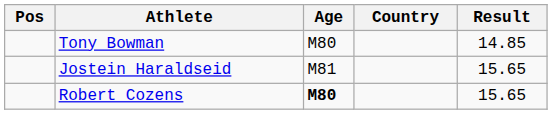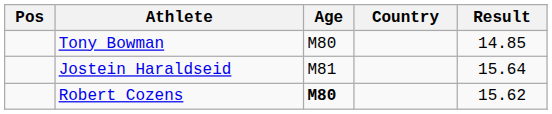(502, 70) 15.65 -> (502, 70) 15.64
(502, 96) 15.65 -> (502, 96) 15.62
